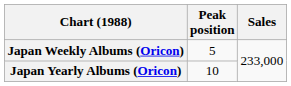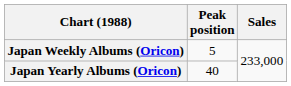(212, 71) 10 -> (212, 71) 40
